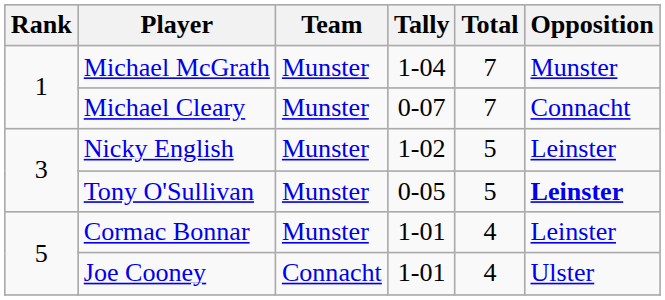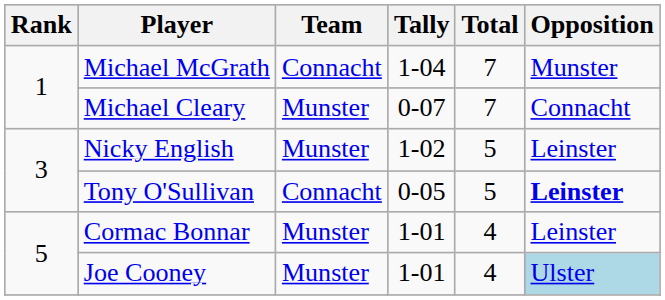(325, 66) Munster -> (332, 66) Connacht
(325, 190) Munster -> (332, 190) Connacht
(332, 273) Connacht -> (325, 273) Munster
(562, 273) no background -> (562, 273) lightblue background
